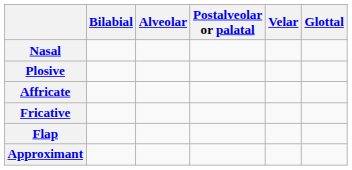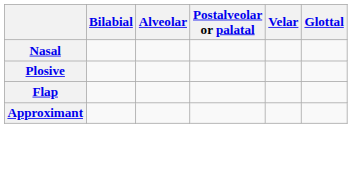- row: (45, 92)
- row: (45, 112)
